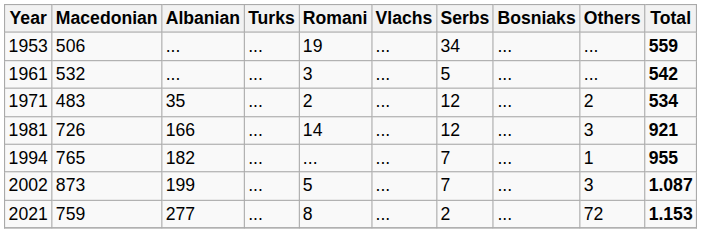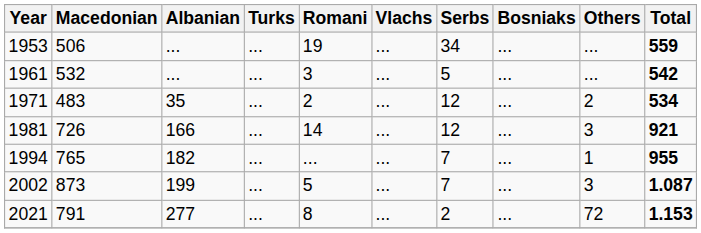(71, 213) 759 -> (71, 213) 791
